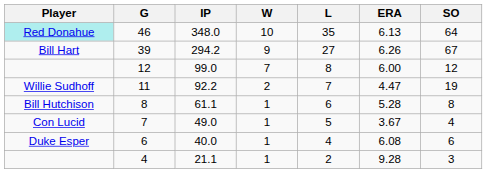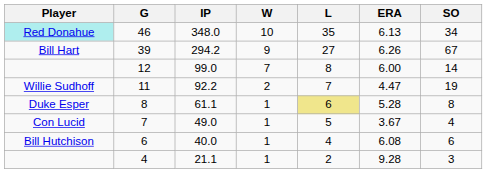(451, 31) 64 -> (451, 31) 34
(451, 68) 12 -> (451, 68) 14
(59, 104) Bill Hutchison -> (59, 104) Duke Esper
(328, 104) no background -> (328, 104) khaki background
(59, 141) Duke Esper -> (59, 141) Bill Hutchison
